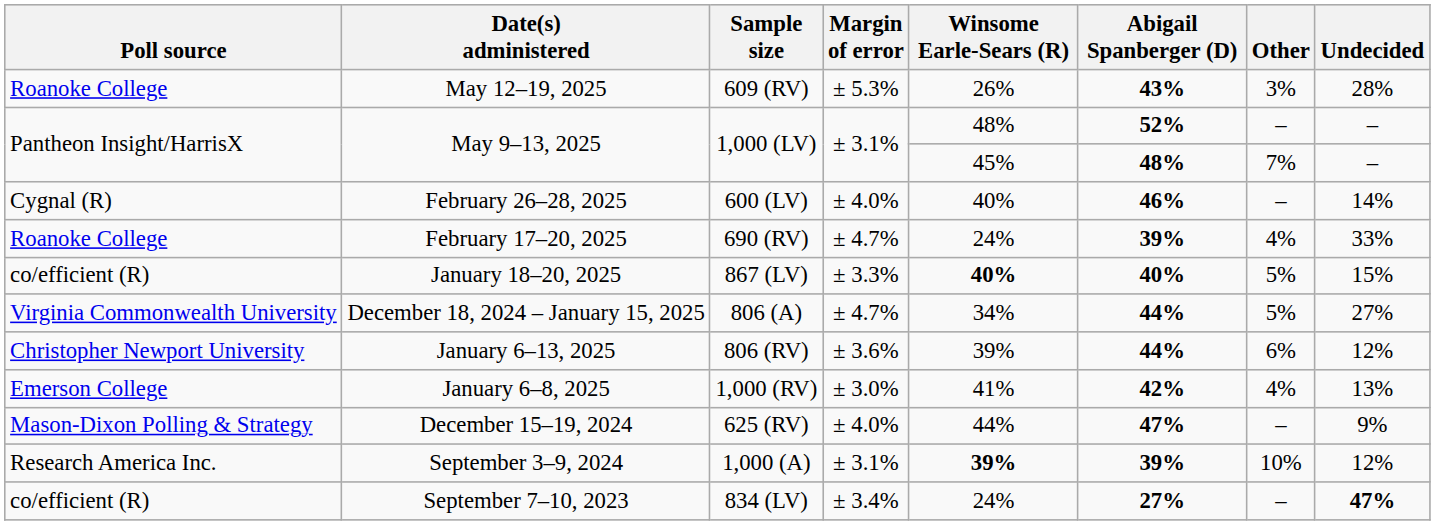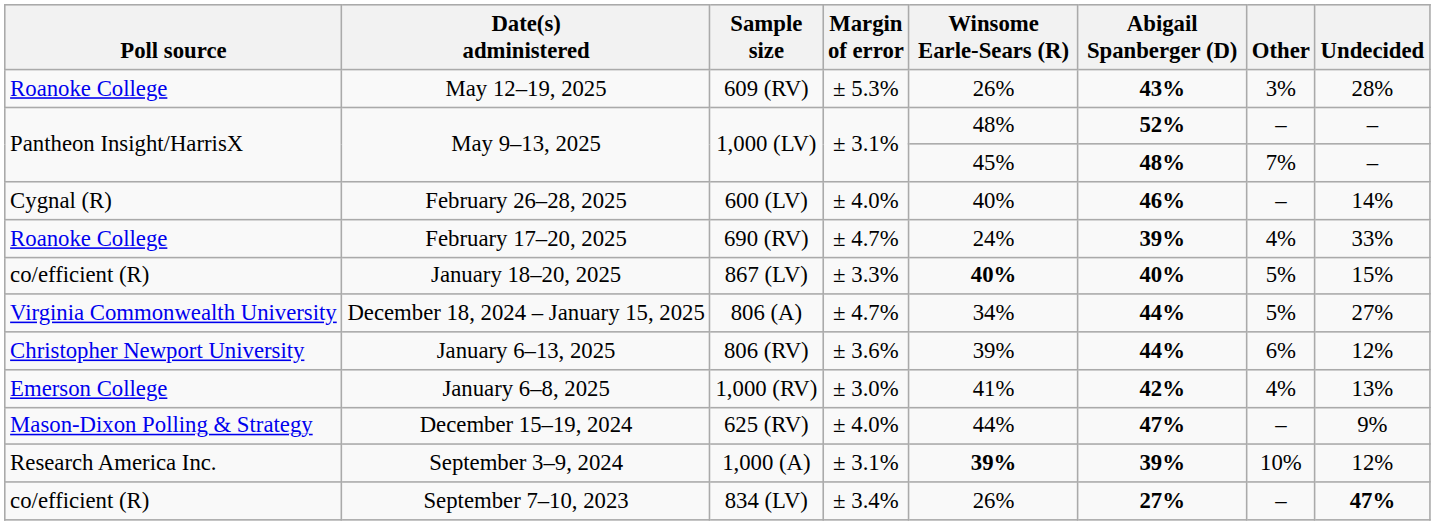(994, 500) 24% -> (994, 500) 26%
